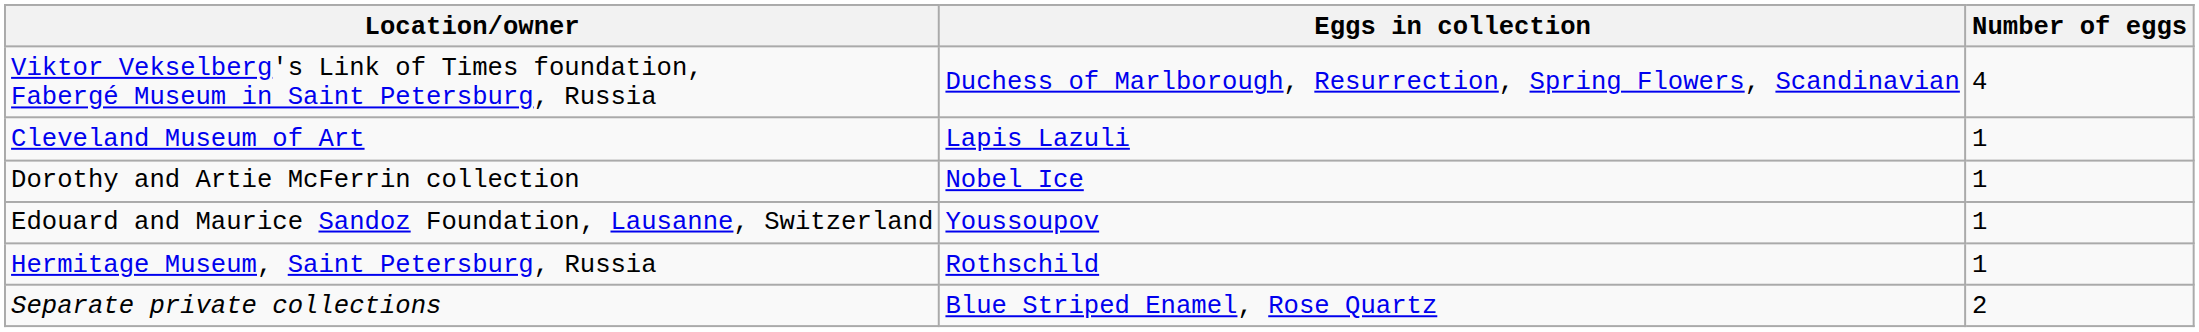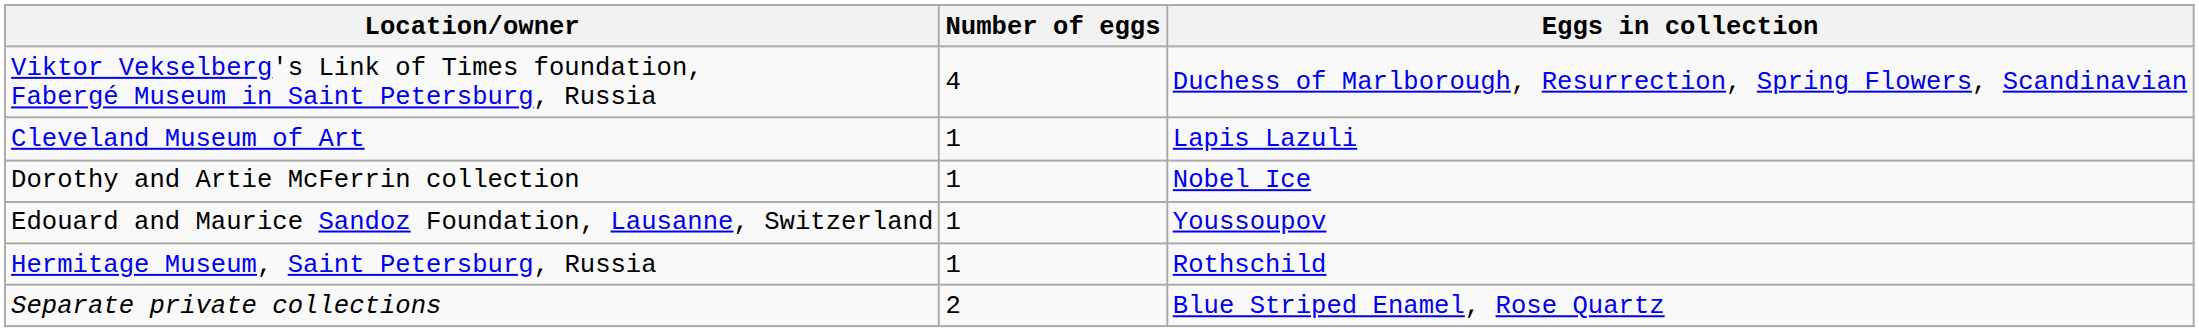columns swapped: (2080, 26) <-> (1453, 26)
